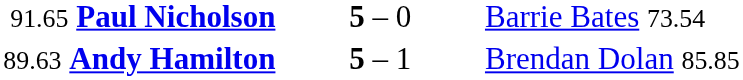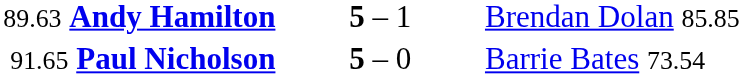rows swapped: (143, 16) <-> (139, 59)
